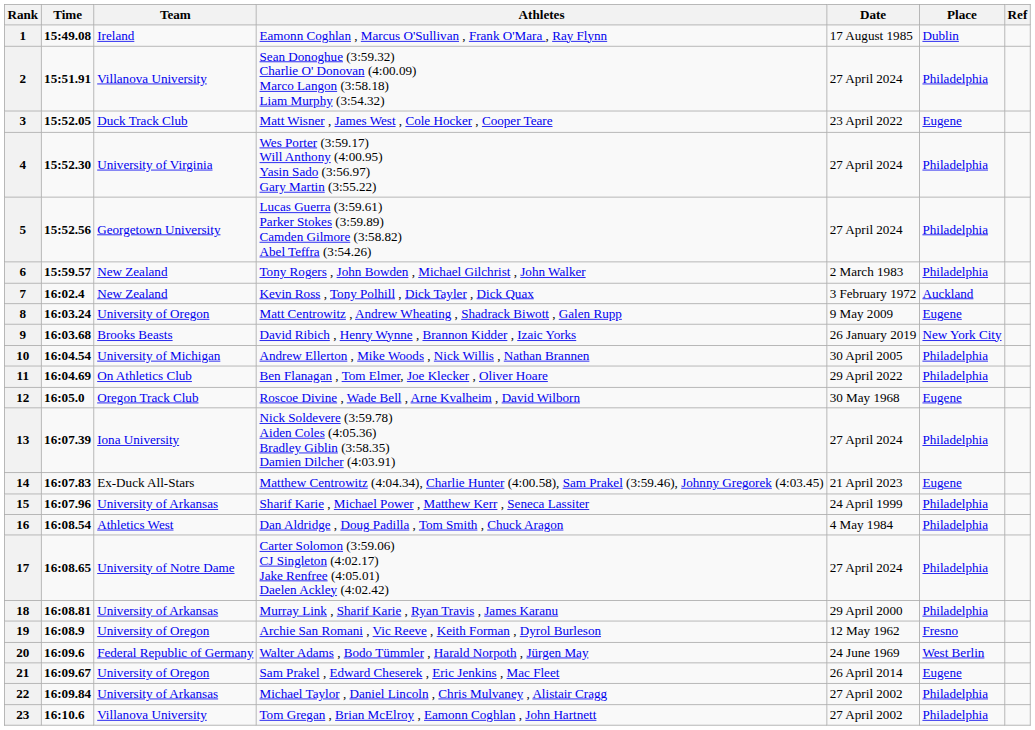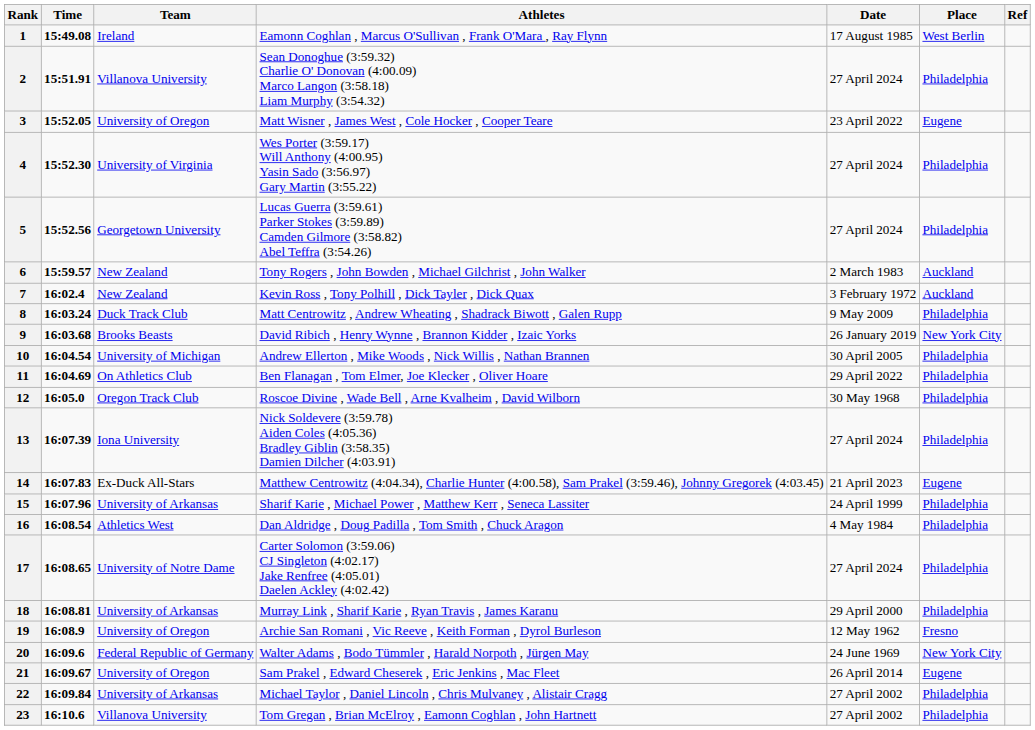(941, 35) Dublin -> (953, 35) West Berlin
(142, 121) Duck Track Club -> (153, 121) University of Oregon
(955, 272) Philadelphia -> (948, 272) Auckland
(153, 314) University of Oregon -> (142, 314) Duck Track Club
(942, 314) Eugene -> (955, 314) Philadelphia
(942, 397) Eugene -> (955, 397) Philadelphia
(953, 652) West Berlin -> (962, 652) New York City
